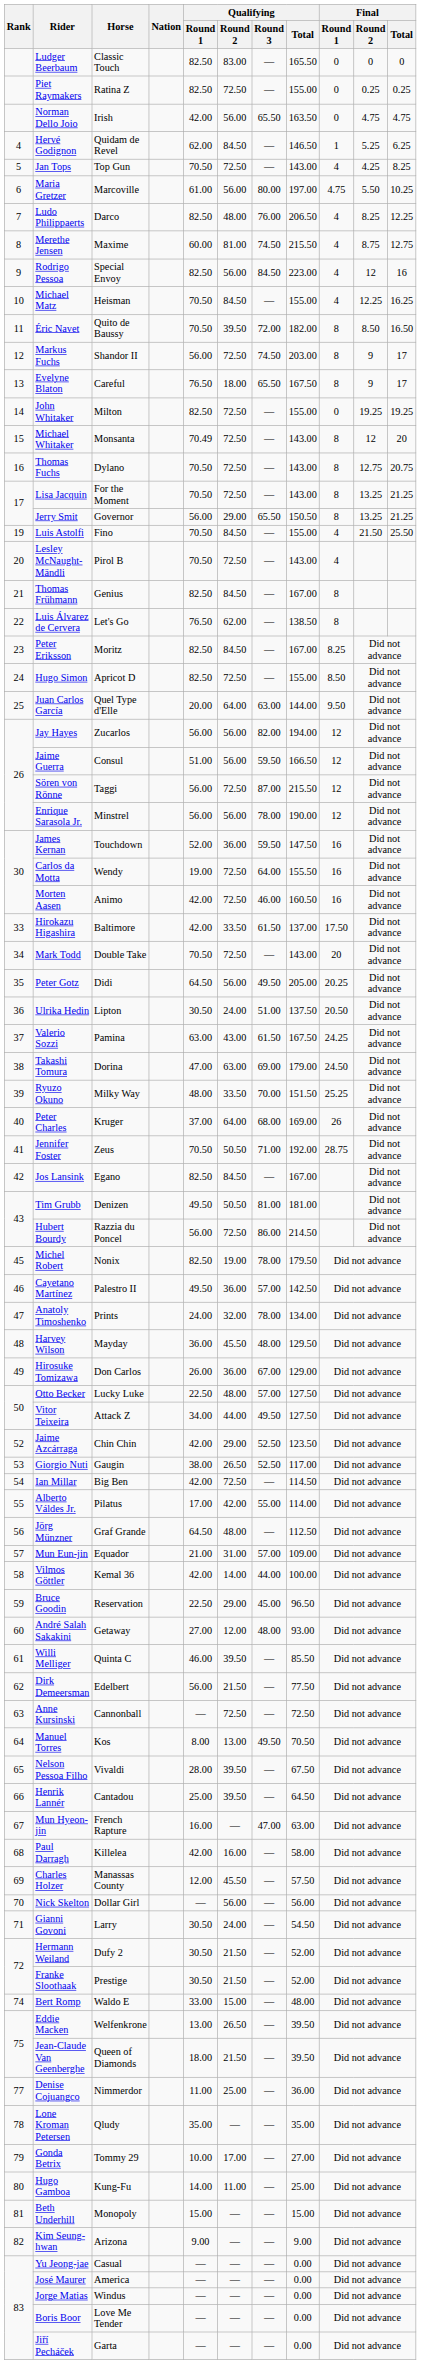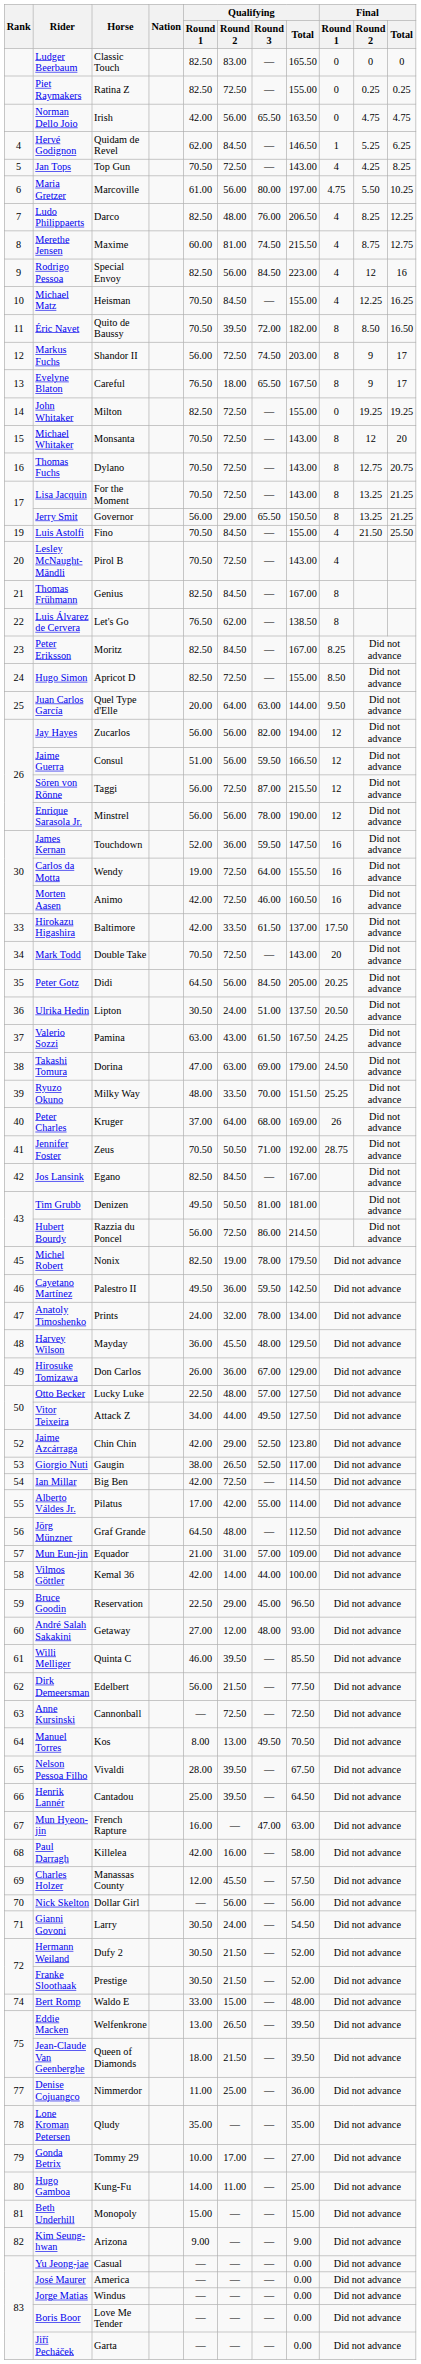(201, 439) 70.49 -> (201, 439) 70.50
(269, 983) 49.50 -> (269, 983) 84.50
(269, 1288) 57.00 -> (269, 1288) 59.50
(303, 1443) 123.50 -> (303, 1443) 123.80
